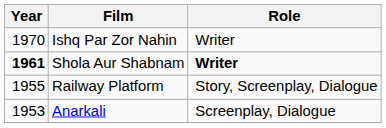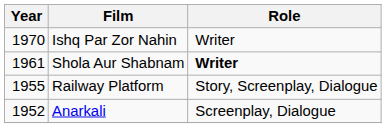(27, 63) bold -> (27, 63) normal
(27, 110) 1953 -> (27, 110) 1952
